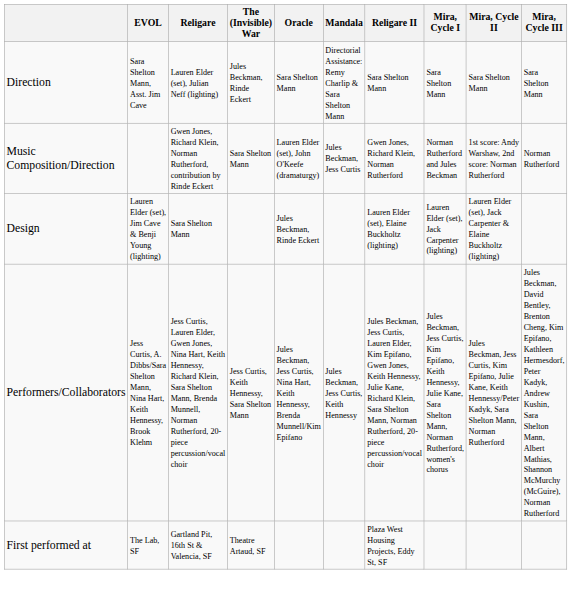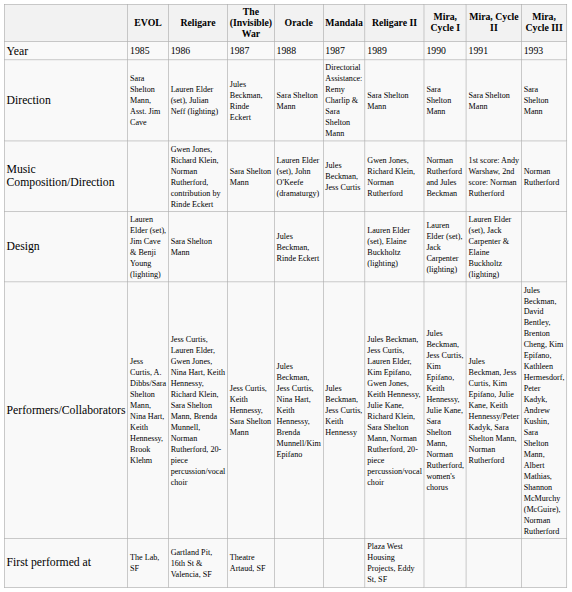+ row: (17, 50)
